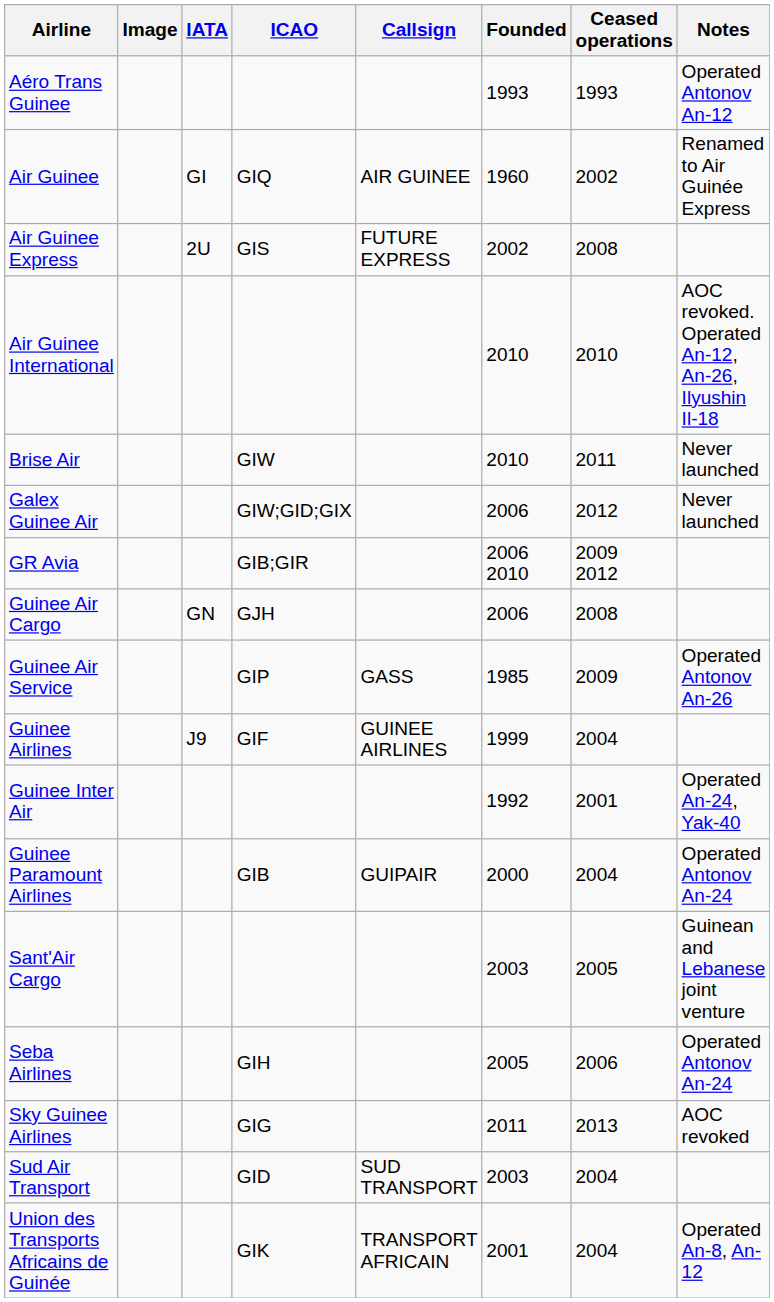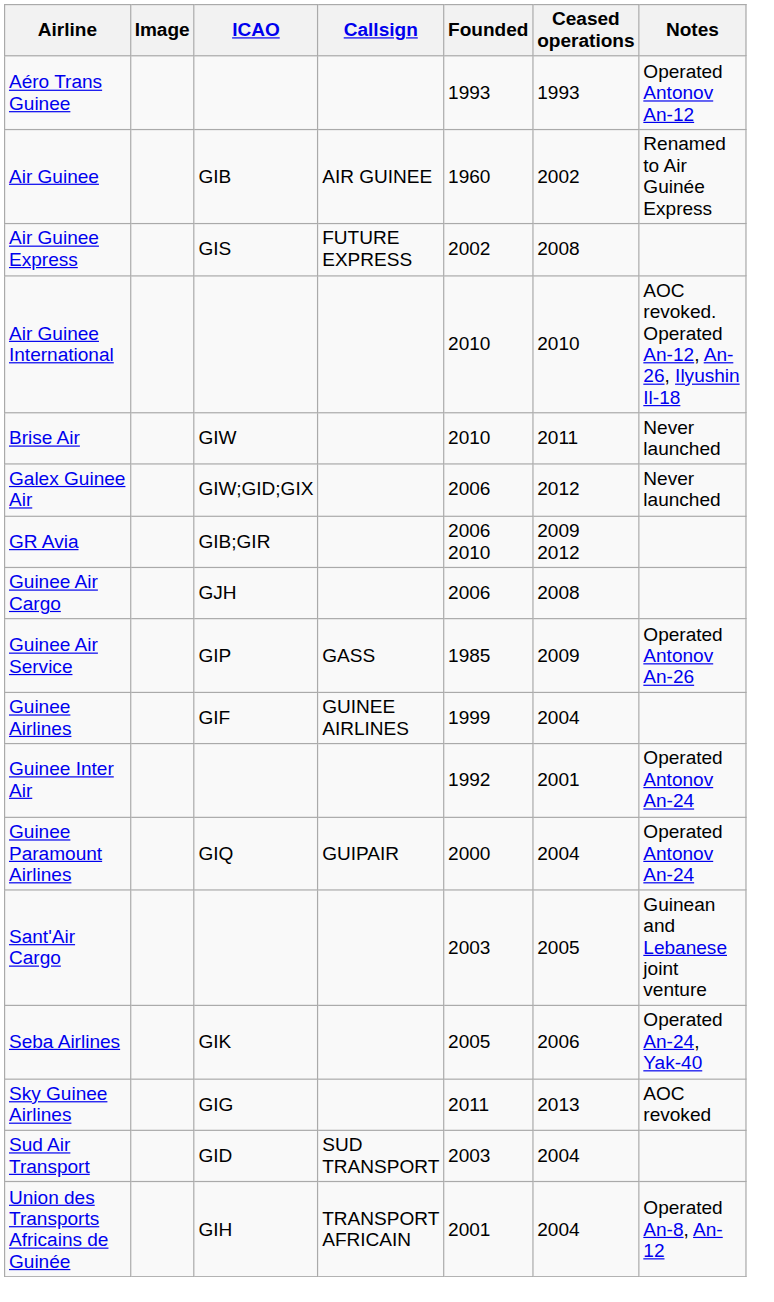- column: (207, 30)
(254, 176) GIQ -> (215, 176) GIB
(721, 801) Operated An-24, Yak-40 -> (683, 780) Operated Antonov An-24
(253, 874) GIB -> (216, 853) GIQ
(254, 1063) GIH -> (215, 1042) GIK
(721, 1063) Operated Antonov An-24 -> (683, 1042) Operated An-24, Yak-40
(253, 1250) GIK -> (215, 1229) GIH
